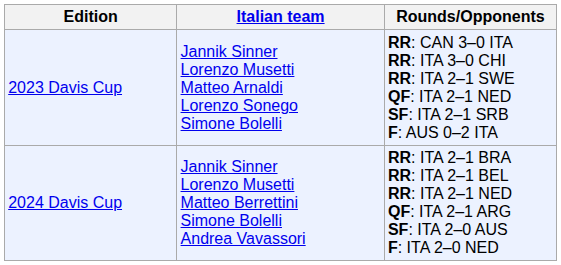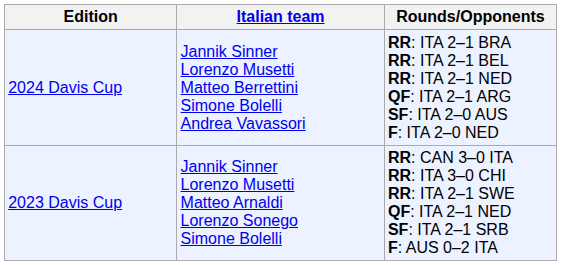rows swapped: (65, 87) <-> (65, 202)
